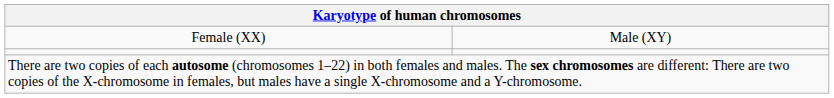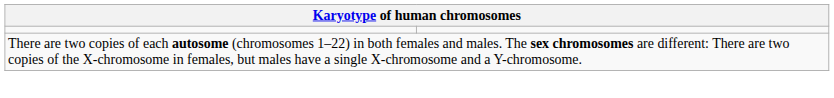- row: (229, 37)
